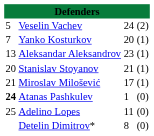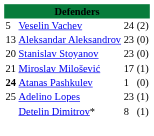- row: (55, 40)
(143, 54) (1) -> (143, 40) (0)
(129, 68) 21 -> (129, 54) 23
(143, 68) (1) -> (143, 54) (0)
(129, 111) 11 -> (129, 97) 23
(143, 111) (0) -> (143, 97) (1)
(143, 125) (0) -> (143, 111) (1)
